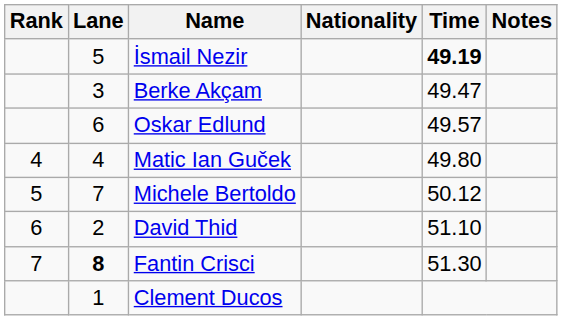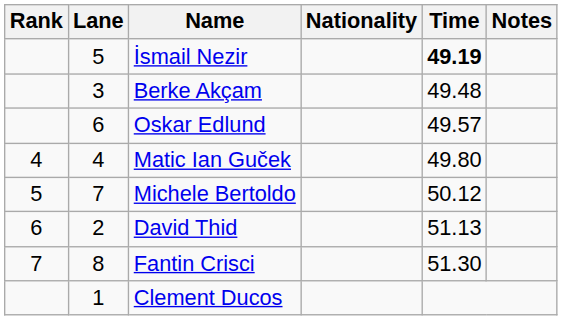(454, 90) 49.47 -> (454, 90) 49.48
(454, 228) 51.10 -> (454, 228) 51.13
(98, 263) bold -> (98, 263) normal
